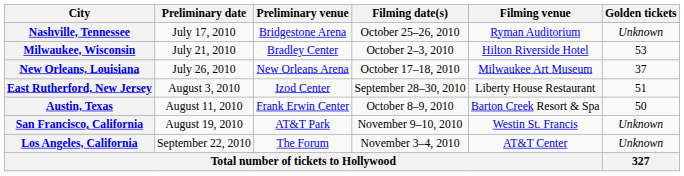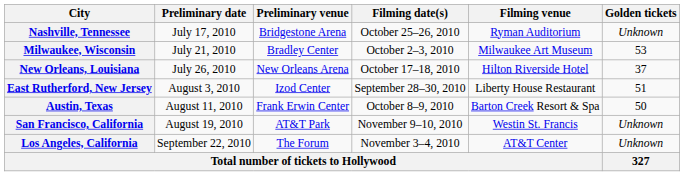(535, 50) Hilton Riverside Hotel -> (535, 50) Milwaukee Art Museum
(535, 69) Milwaukee Art Museum -> (535, 69) Hilton Riverside Hotel
